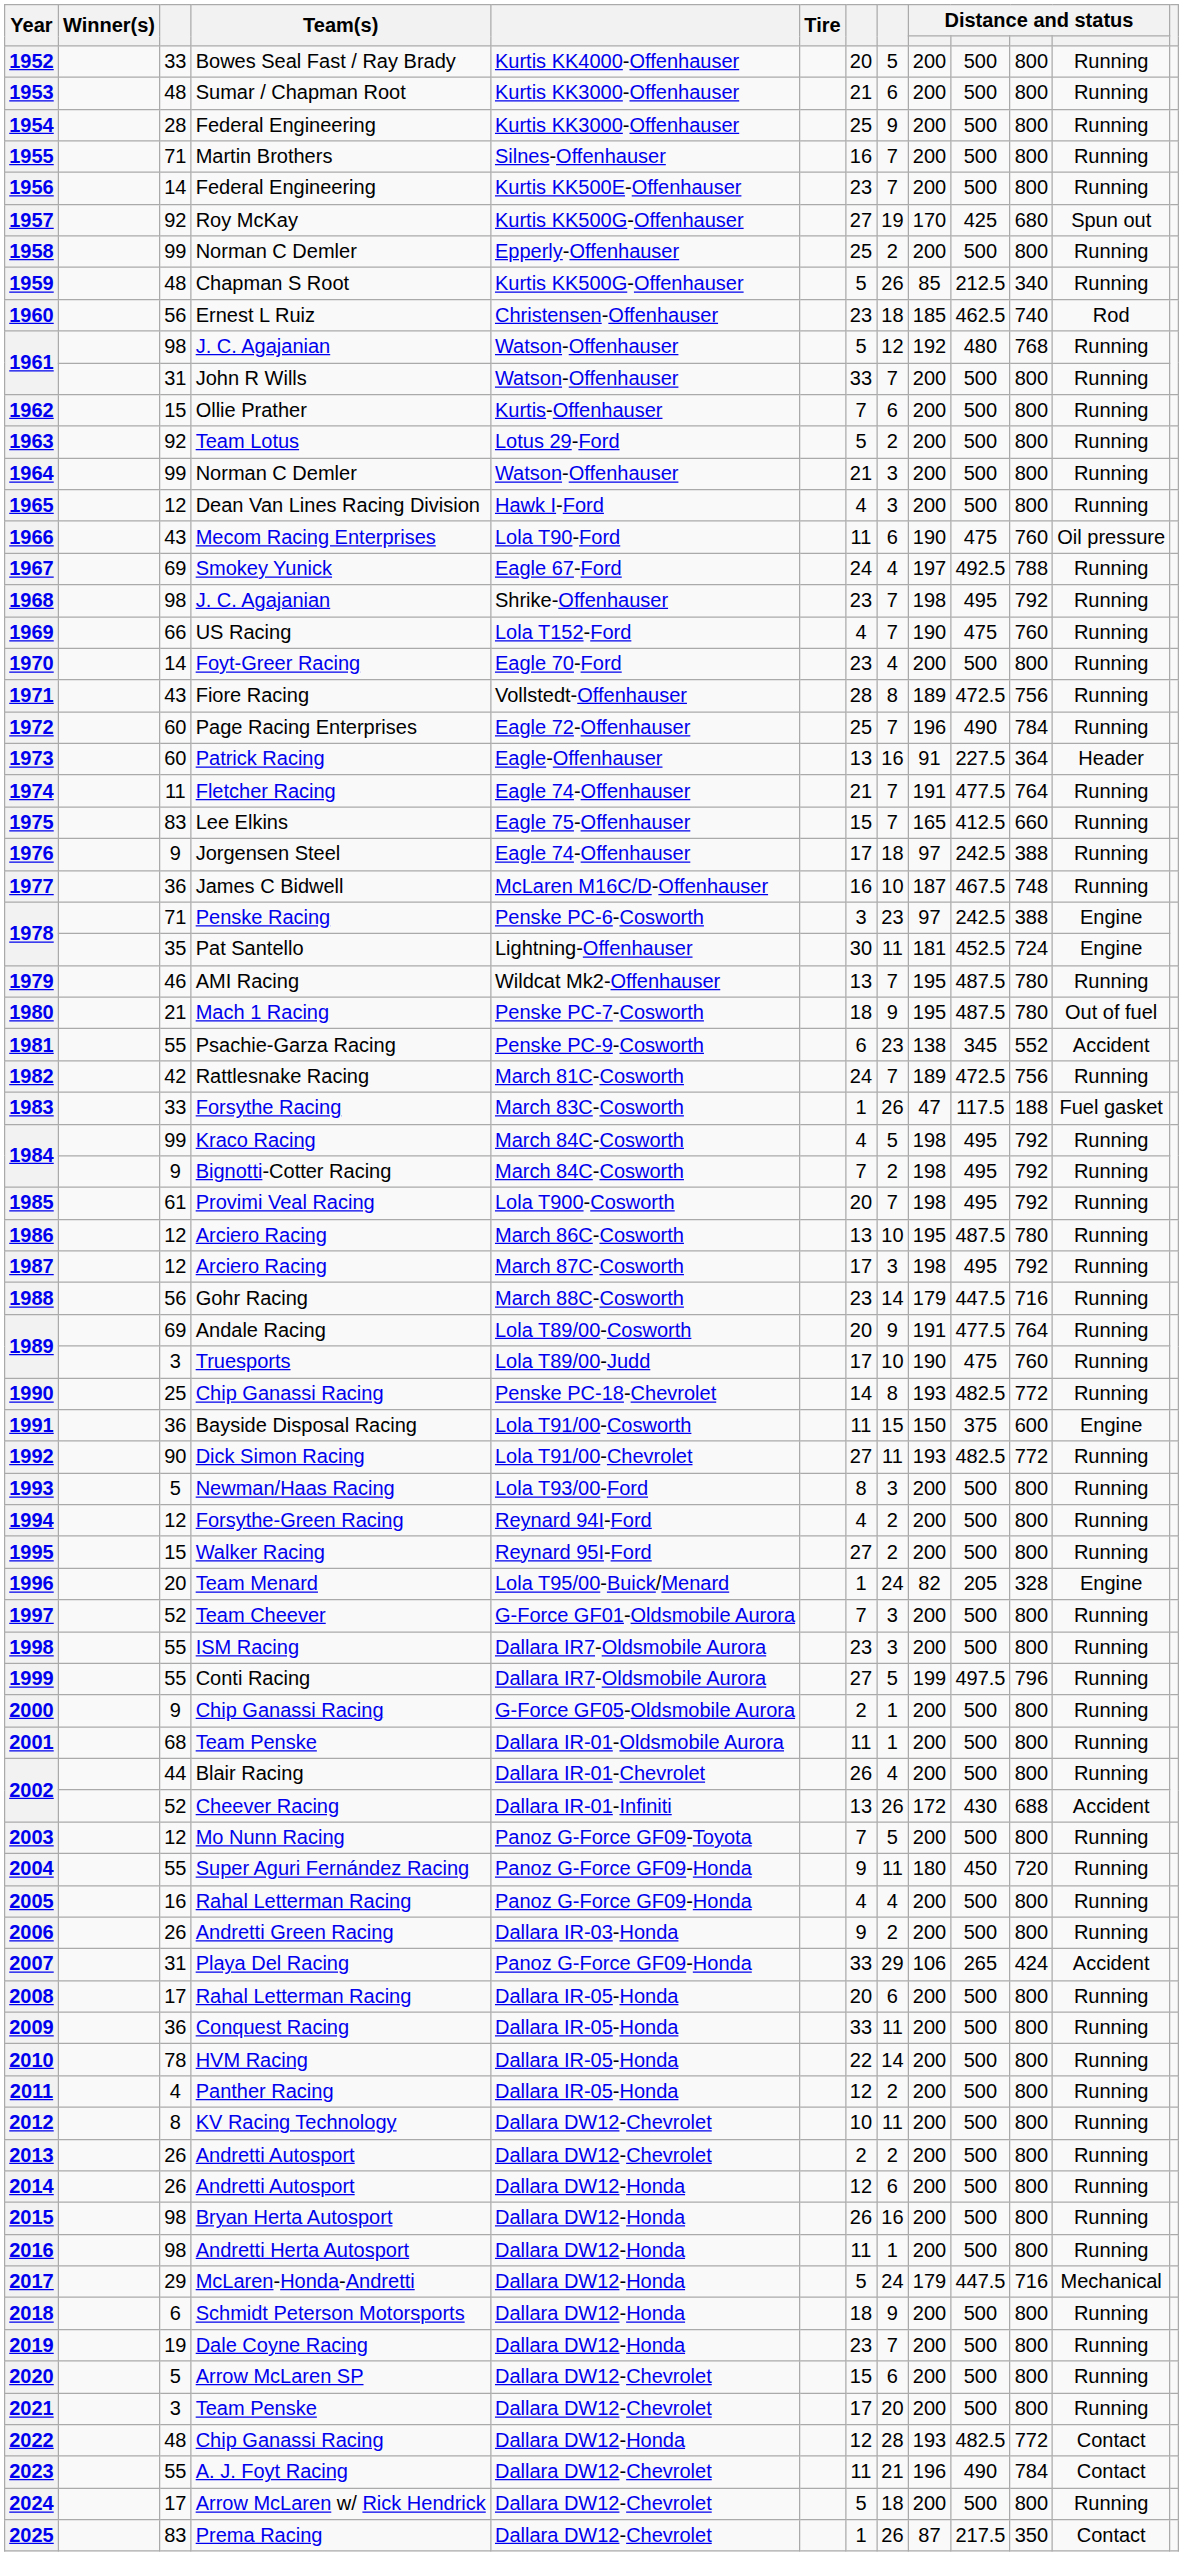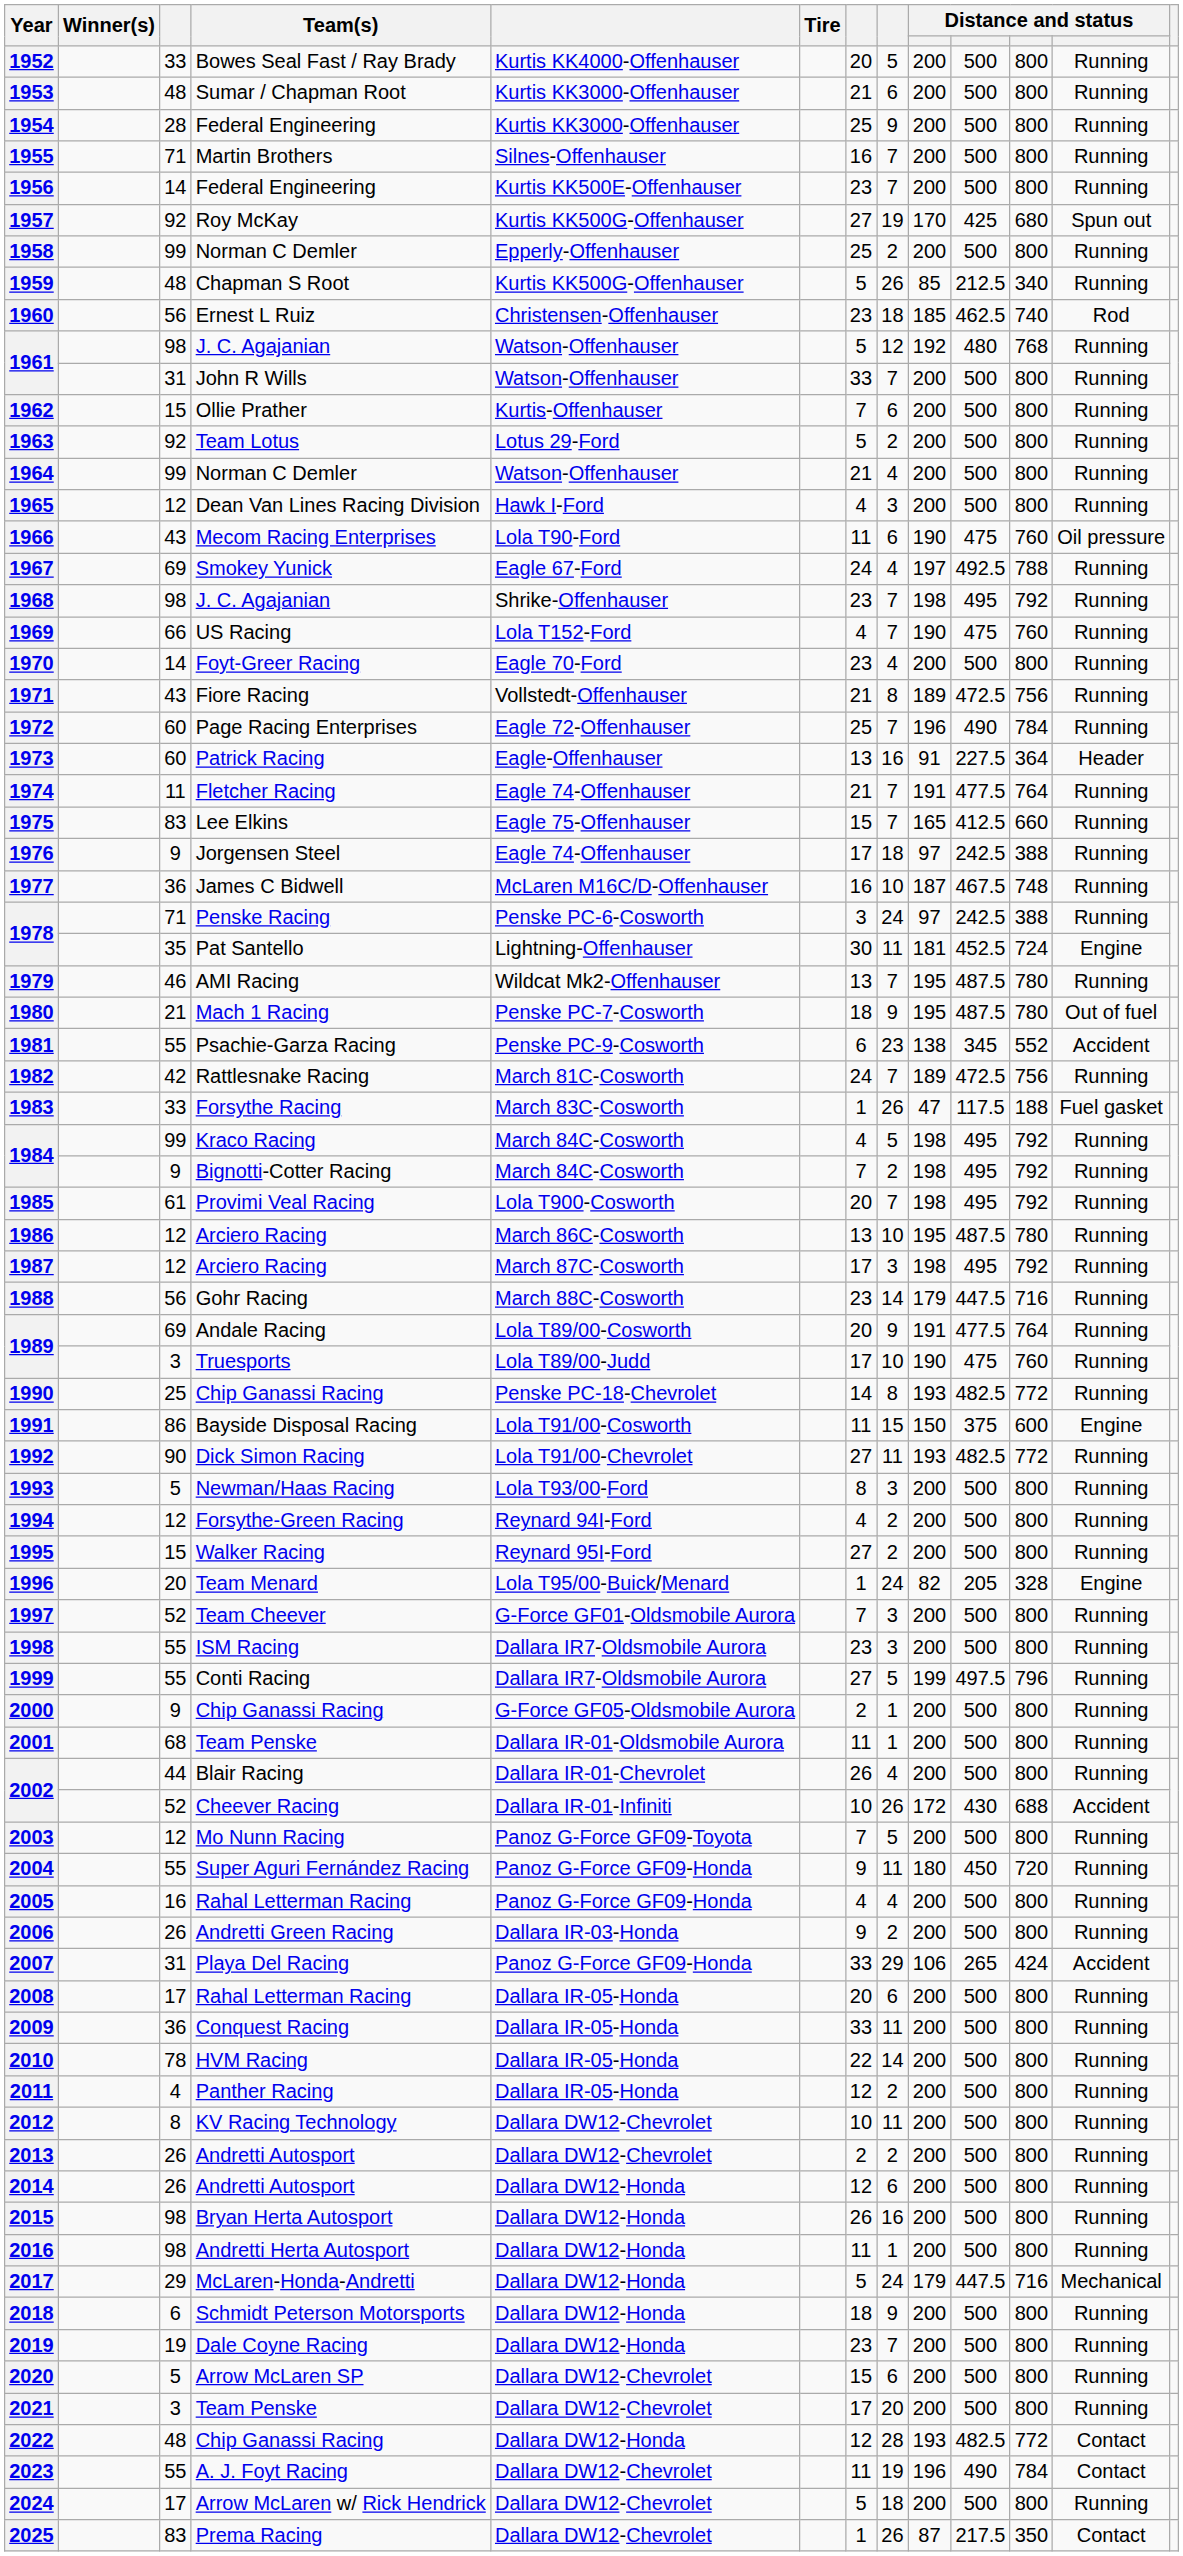(892, 473) 3 -> (892, 473) 4
(861, 695) 28 -> (861, 695) 21
(892, 917) 23 -> (892, 917) 24
(1111, 917) Engine -> (1111, 917) Running
(175, 1425) 36 -> (175, 1425) 86
(861, 1805) 13 -> (861, 1805) 10
(892, 2471) 21 -> (892, 2471) 19
